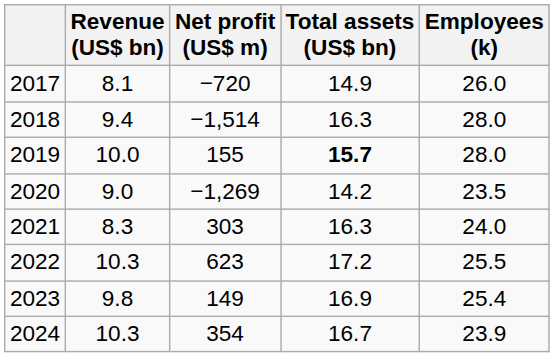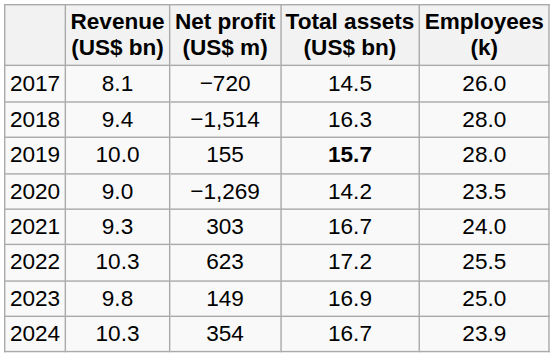(350, 83) 14.9 -> (350, 83) 14.5
(118, 226) 8.3 -> (118, 226) 9.3
(350, 226) 16.3 -> (350, 226) 16.7
(484, 298) 25.4 -> (484, 298) 25.0
